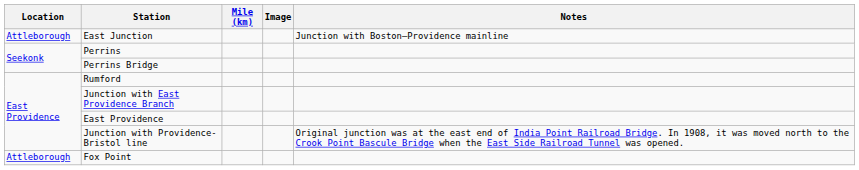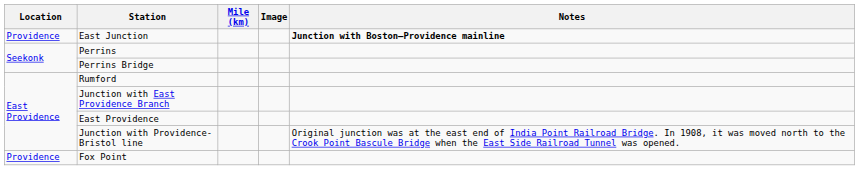(38, 36) Attleborough -> (33, 36) Providence
(402, 36) normal -> (398, 36) bold
(38, 157) Attleborough -> (33, 157) Providence
